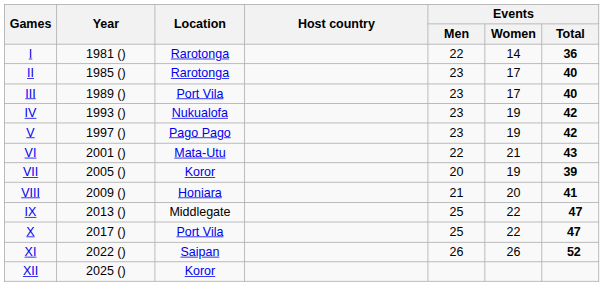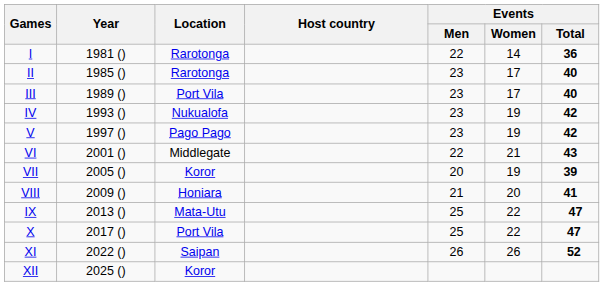(200, 152) Mata-Utu -> (200, 152) Middlegate
(200, 212) Middlegate -> (200, 212) Mata-Utu
